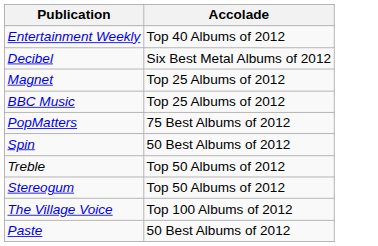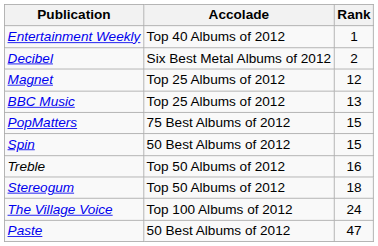+ column: (354, 15)
